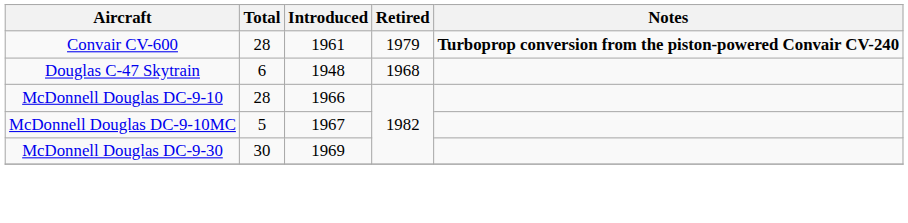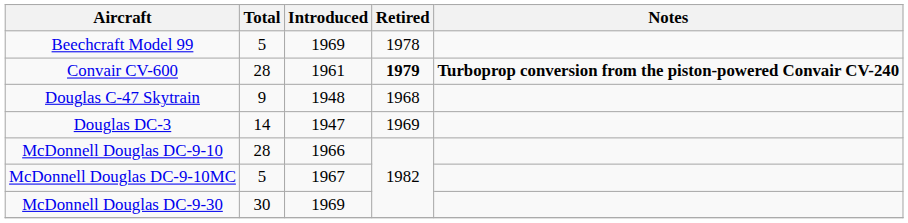+ row: (122, 44)
(403, 44) normal -> (403, 71) bold
(262, 71) 6 -> (262, 97) 9
+ row: (122, 124)
